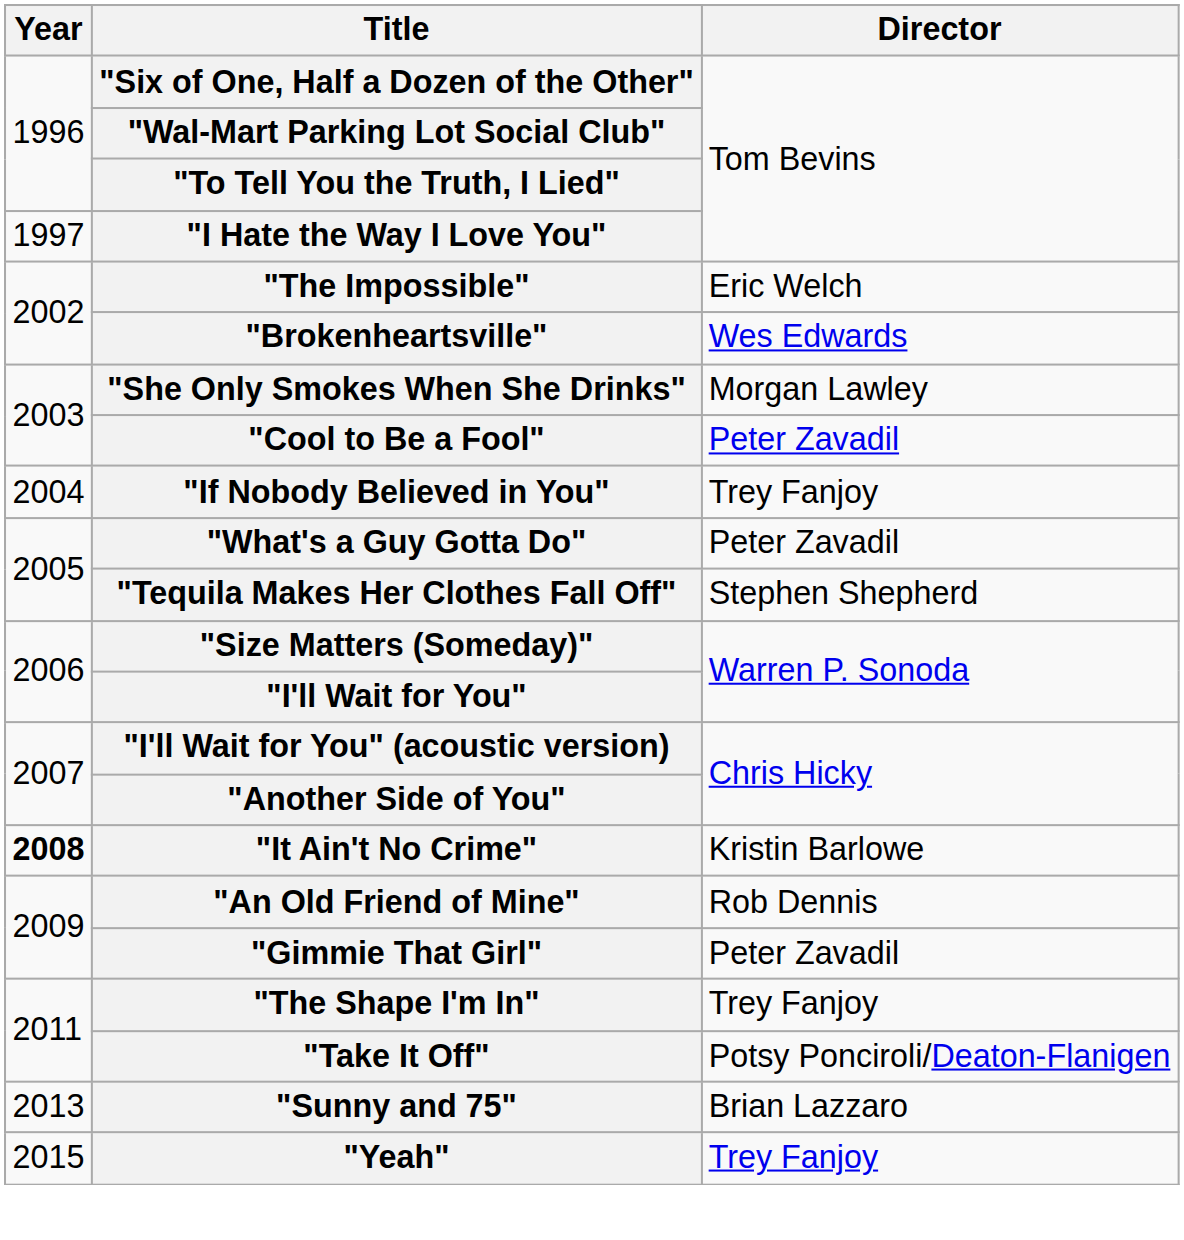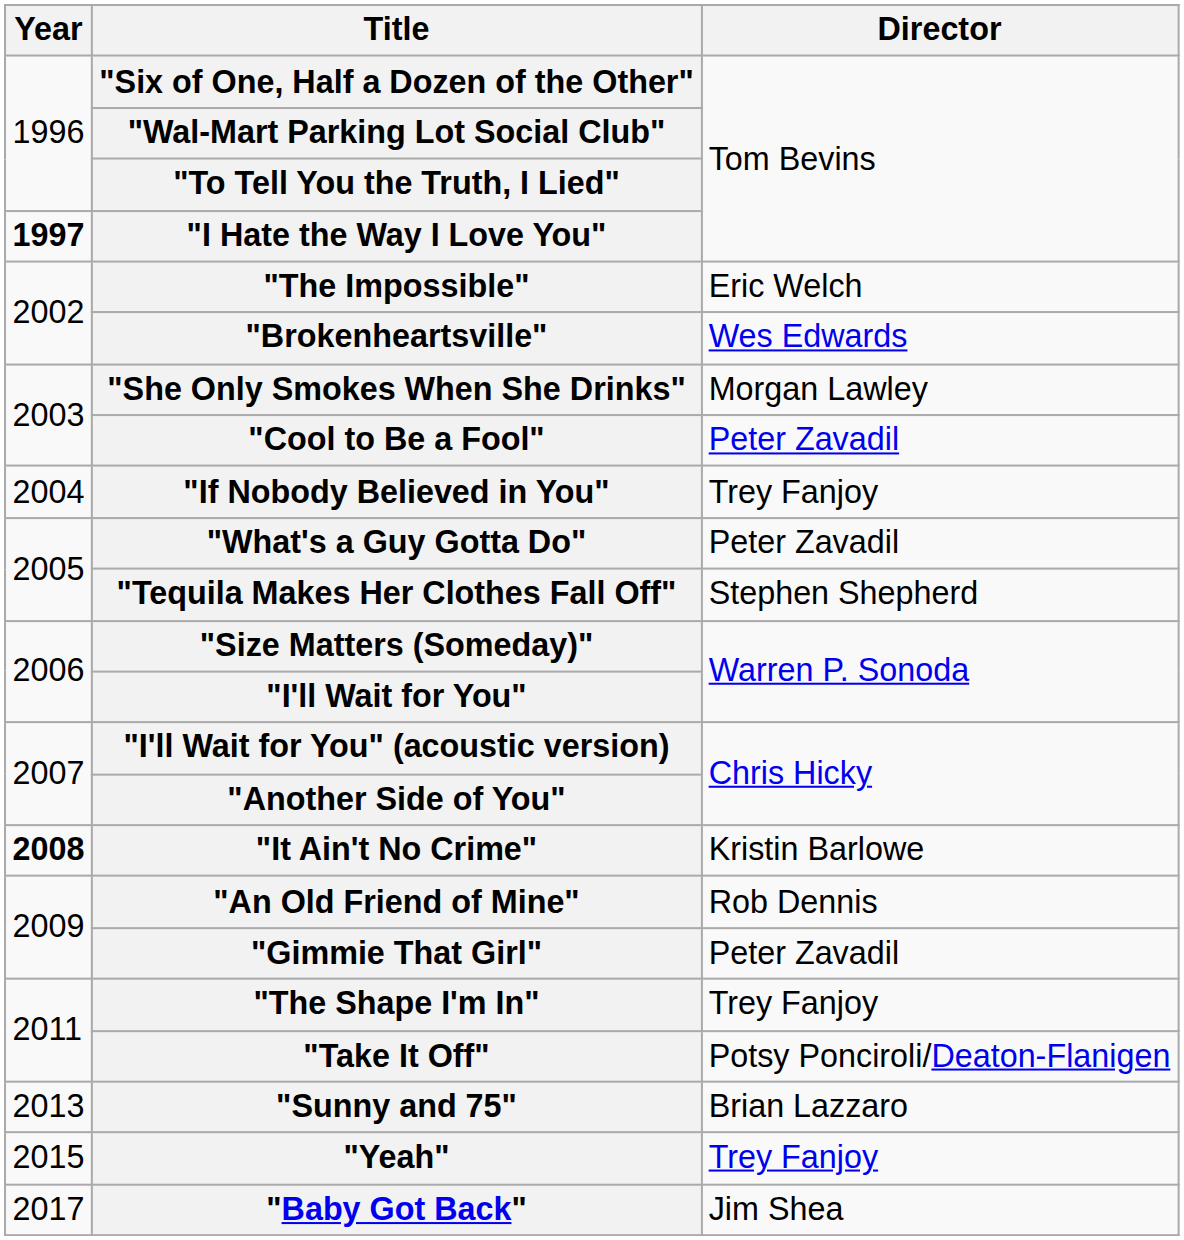(48, 235) normal -> (48, 235) bold
+ row: (397, 1209)
